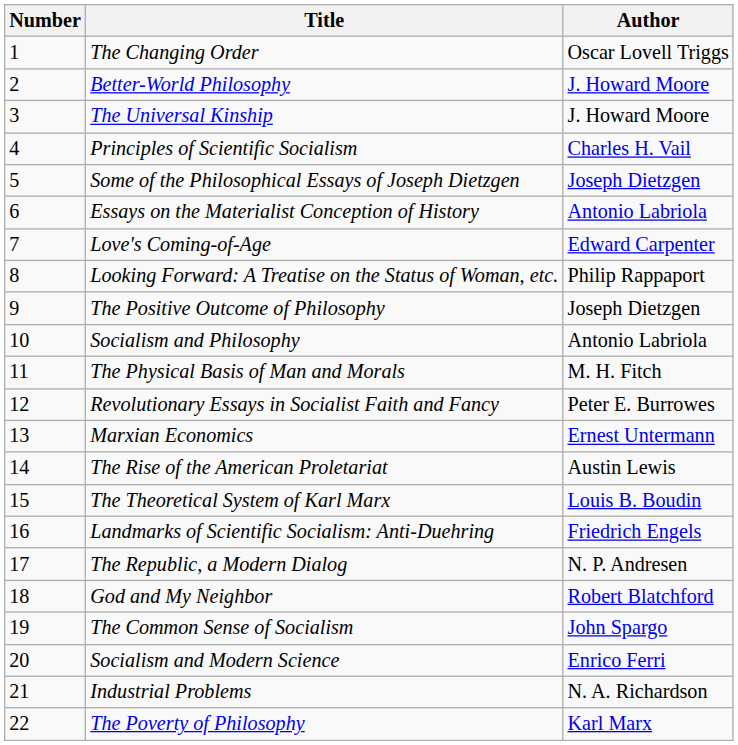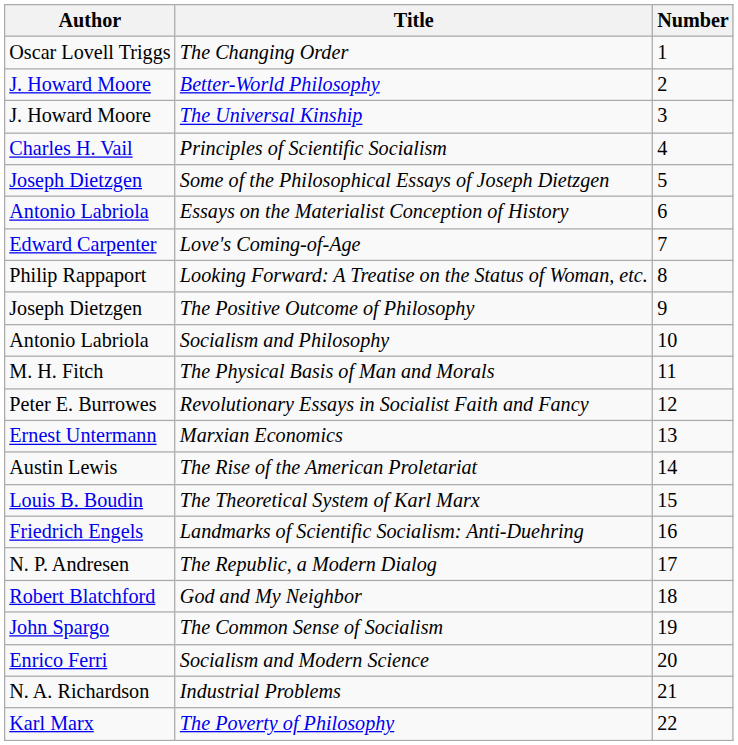columns swapped: (45, 20) <-> (648, 20)
